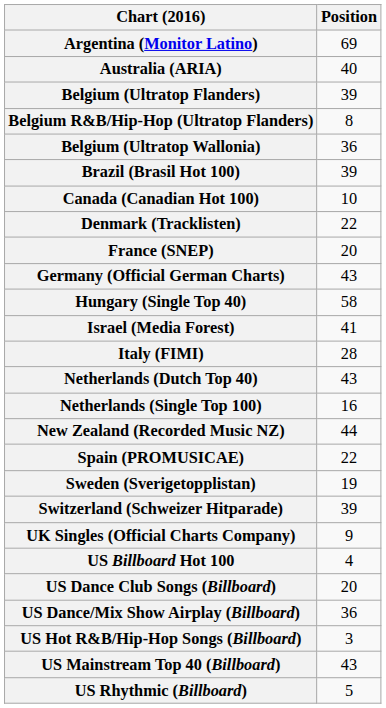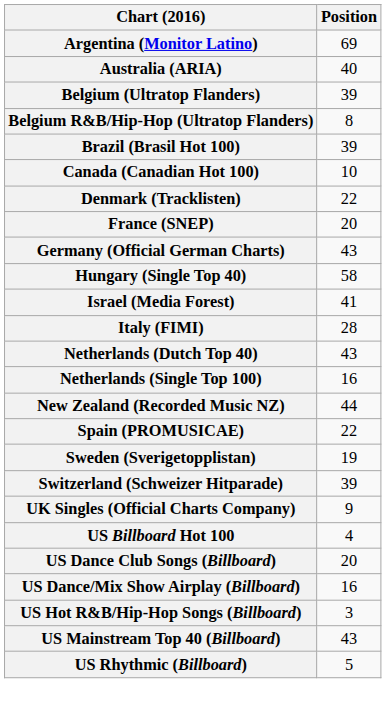- row: (161, 146)
(349, 612) 36 -> (349, 586) 16
